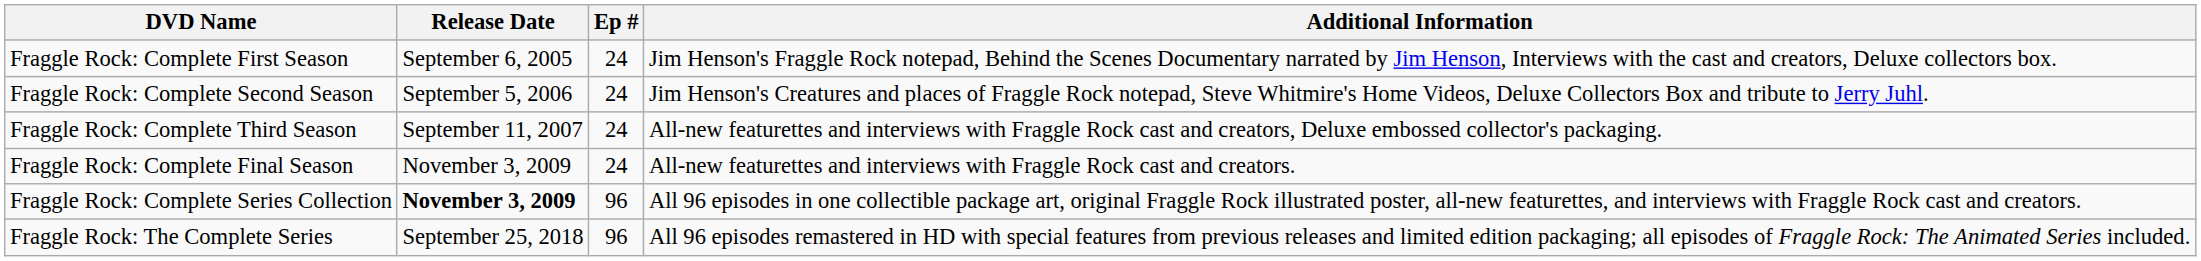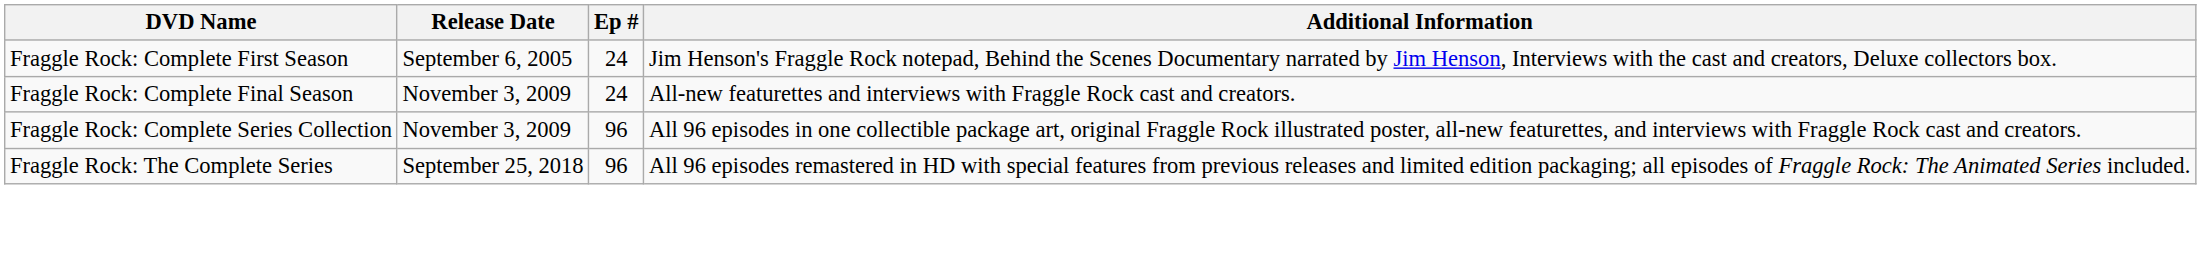- row: (192, 93)
- row: (183, 129)
(489, 201) bold -> (487, 129) normal
